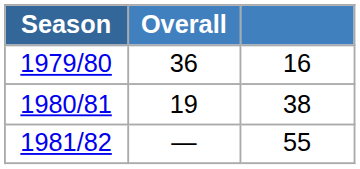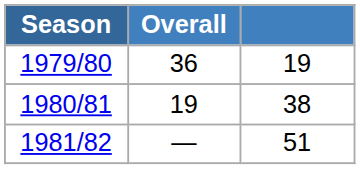(297, 64) 16 -> (297, 64) 19
(297, 143) 55 -> (297, 143) 51
